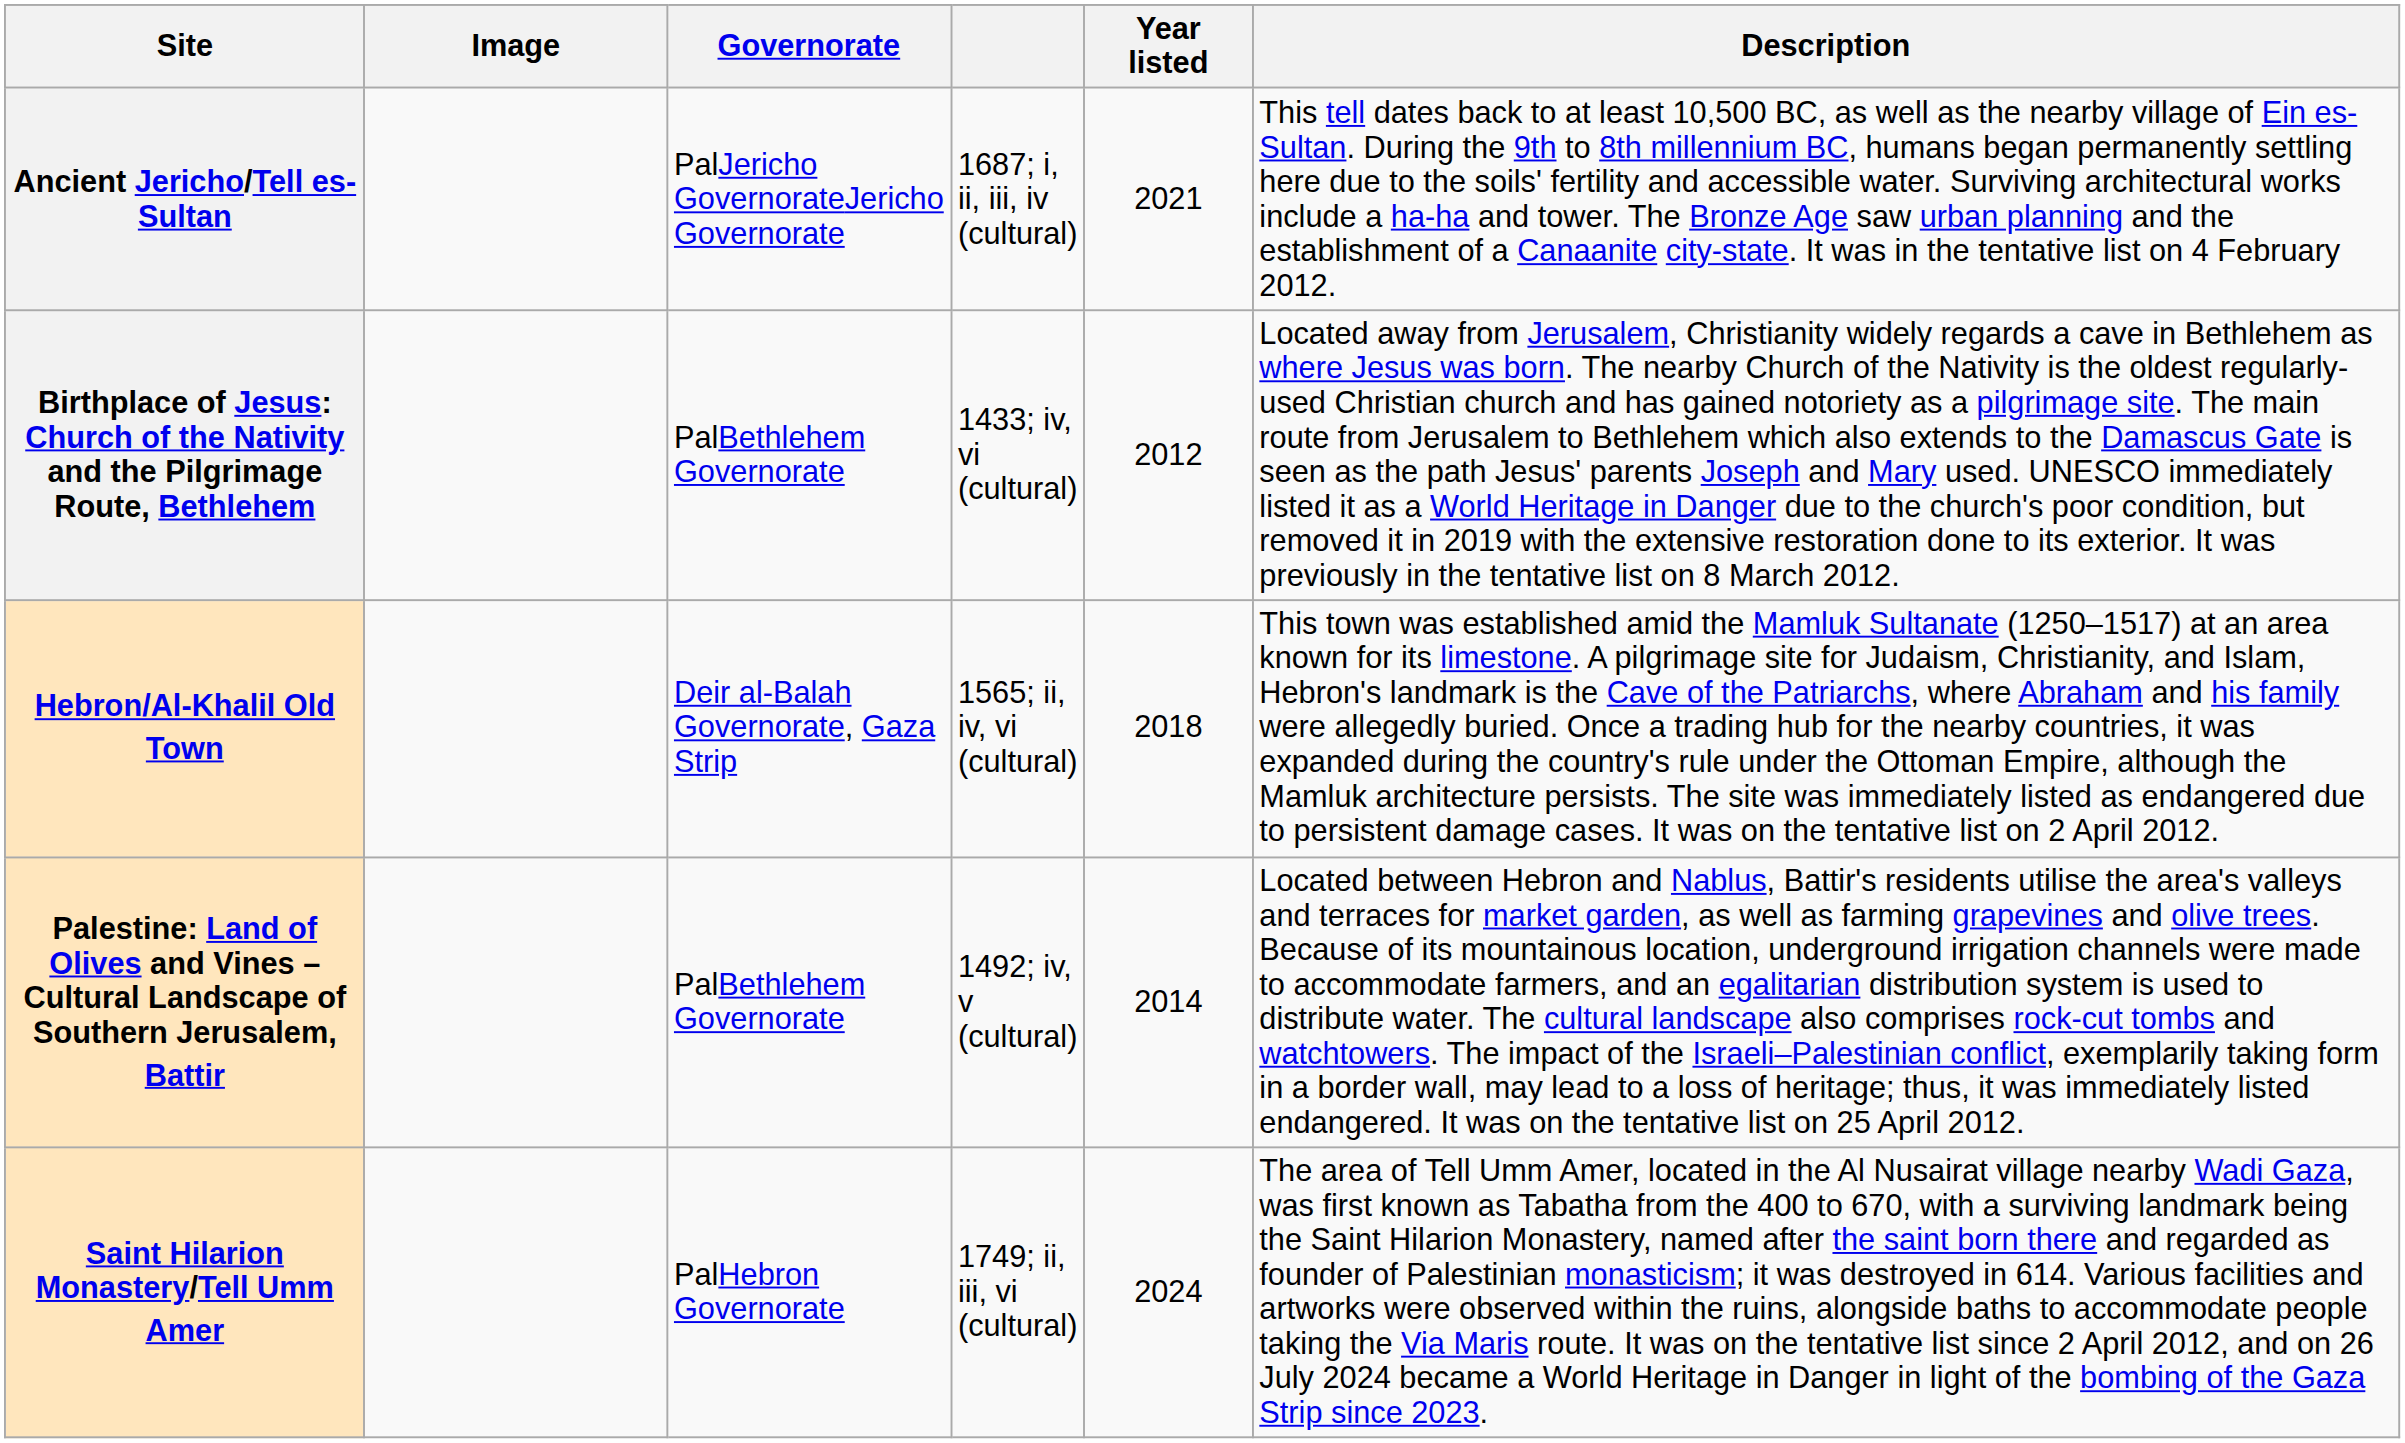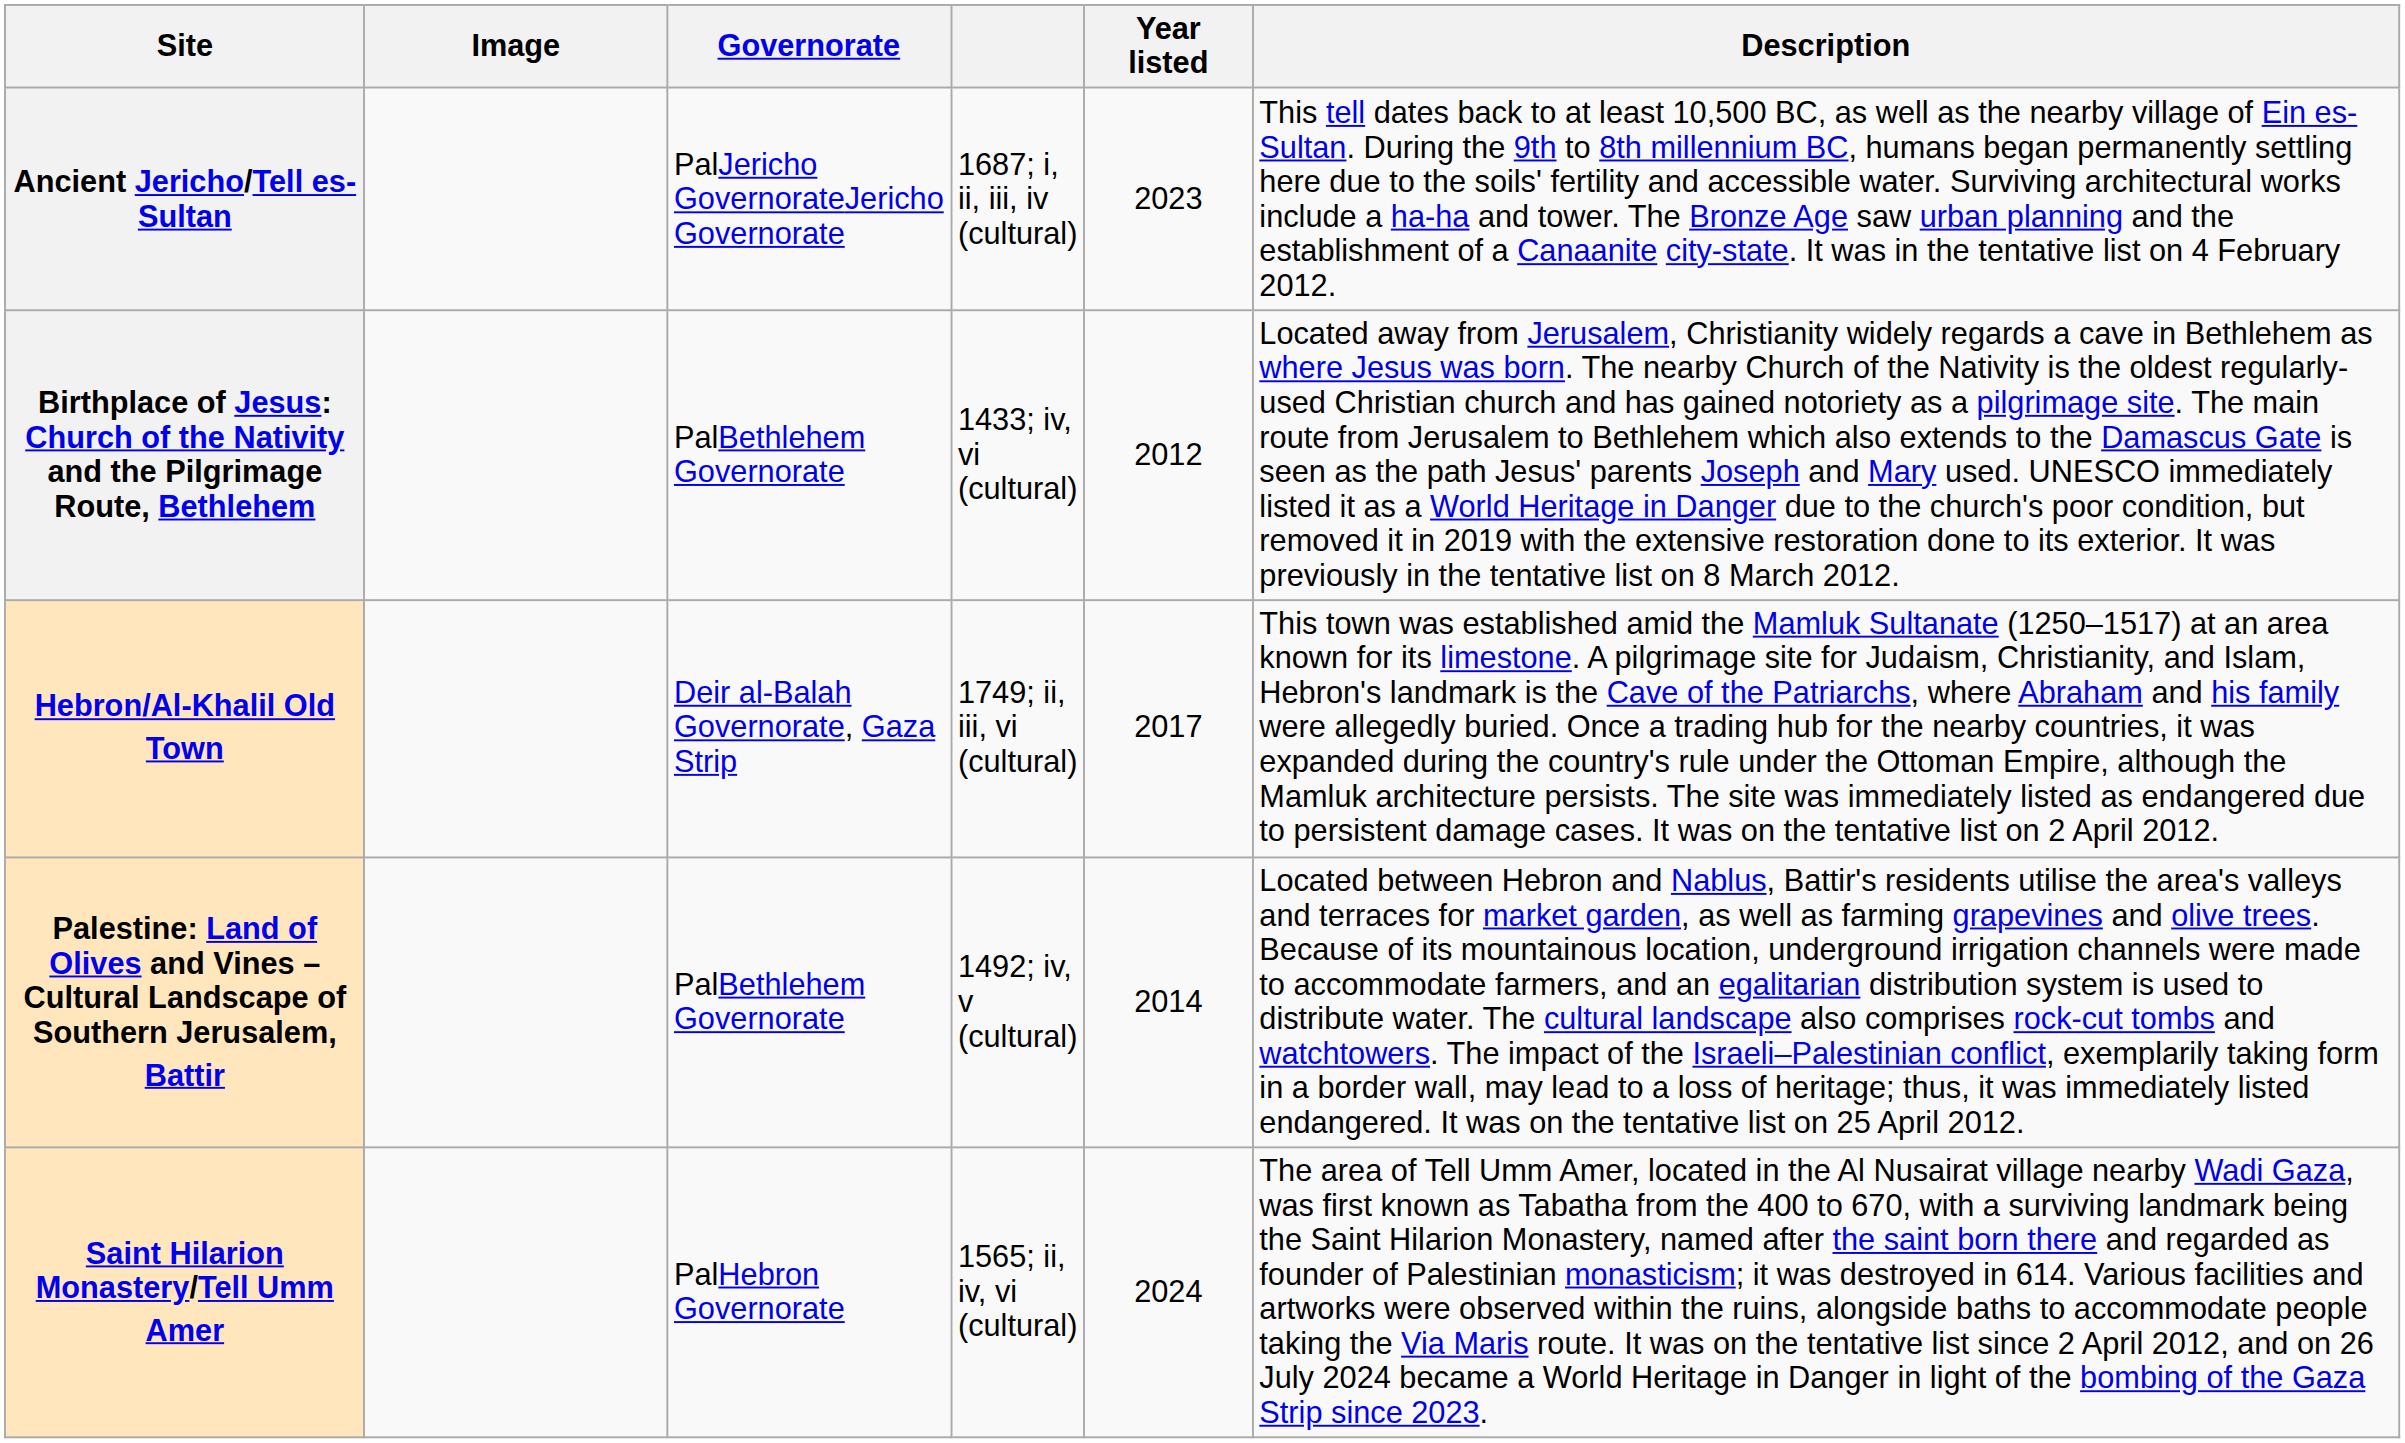(1168, 198) 2021 -> (1168, 198) 2023
(1018, 727) 1565; ii, iv, vi (cultural) -> (1018, 727) 1749; ii, iii, vi (cultural)
(1168, 727) 2018 -> (1168, 727) 2017
(1018, 1291) 1749; ii, iii, vi (cultural) -> (1018, 1291) 1565; ii, iv, vi (cultural)
